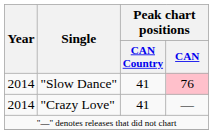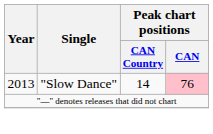(21, 83) 2014 -> (21, 83) 2013
(143, 83) 41 -> (143, 83) 14
- row: (78, 105)
